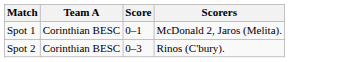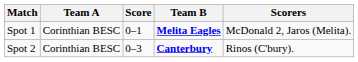+ column: (189, 13)
